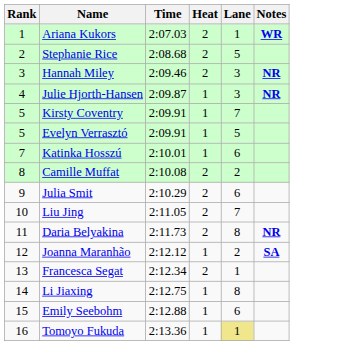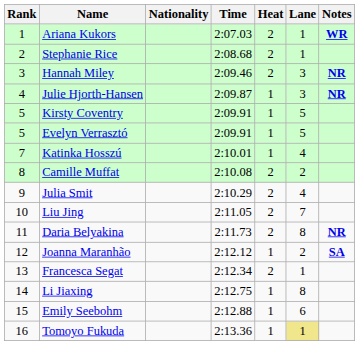+ column: (179, 14)
(237, 53) 5 -> (303, 53) 1
(237, 113) 7 -> (303, 113) 5
(237, 152) 6 -> (303, 152) 4
(237, 192) 6 -> (303, 192) 4
